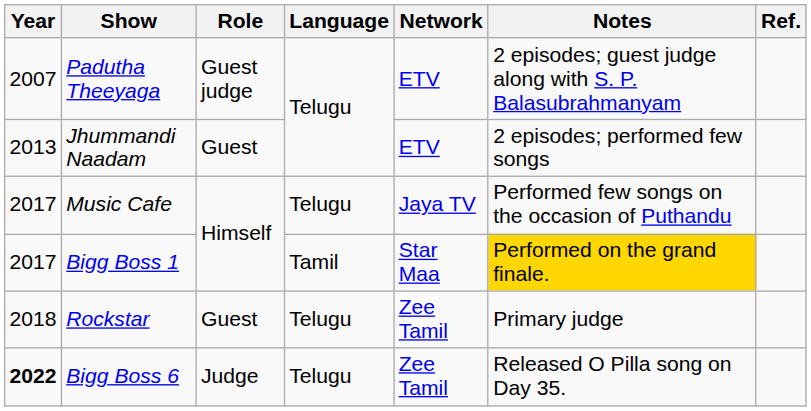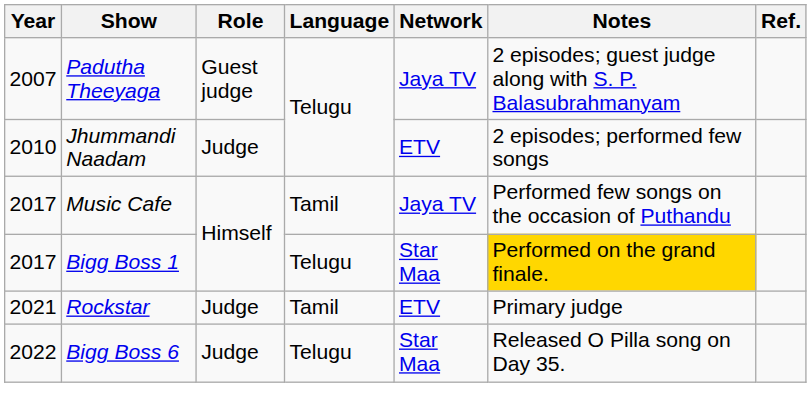(419, 78) ETV -> (438, 78) Jaya TV
(33, 147) 2013 -> (33, 147) 2010
(229, 147) Guest -> (230, 147) Judge
(320, 204) Telugu -> (314, 204) Tamil
(314, 262) Tamil -> (321, 262) Telugu
(33, 319) 2018 -> (33, 307) 2021
(229, 319) Guest -> (230, 307) Judge
(320, 319) Telugu -> (314, 307) Tamil
(423, 319) Zee Tamil -> (420, 307) ETV
(33, 376) bold -> (33, 352) normal
(423, 376) Zee Tamil -> (420, 352) Star Maa
